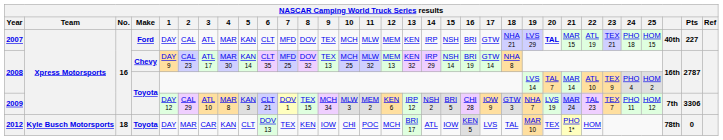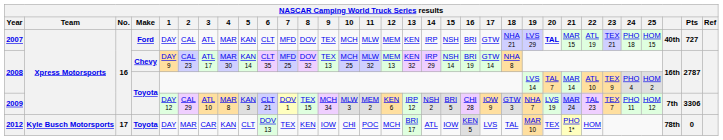(692, 40) 227 -> (692, 40) 727
(124, 125) 18 -> (124, 125) 17
